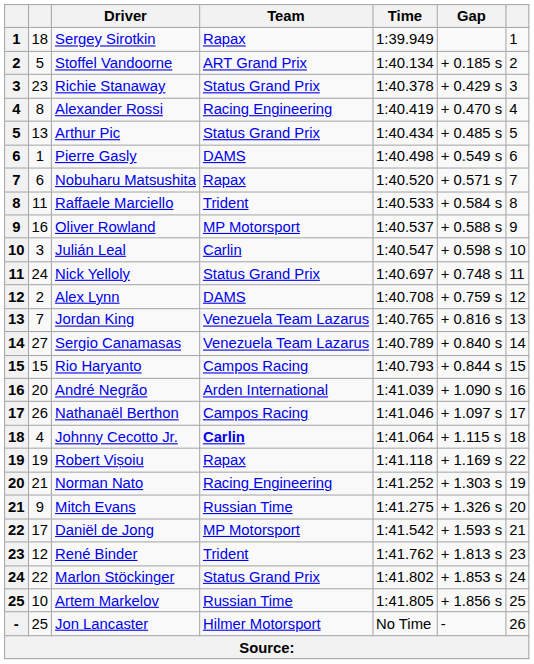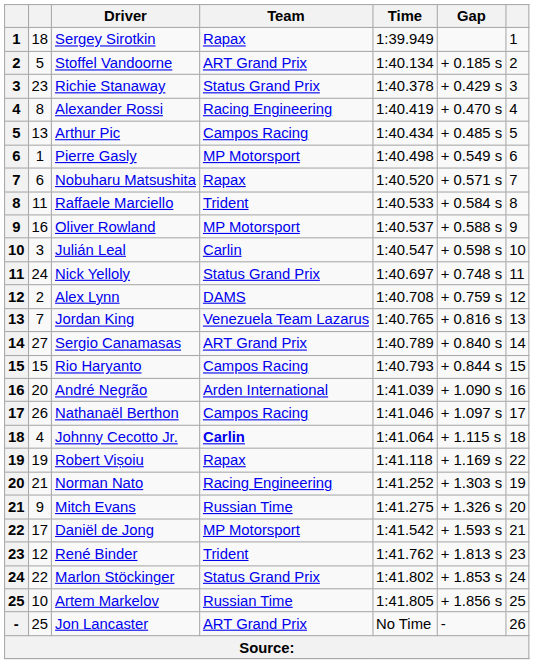(261, 133) Status Grand Prix -> (256, 133) Campos Racing
(224, 156) DAMS -> (251, 156) MP Motorsport
(286, 343) Venezuela Team Lazarus -> (255, 343) ART Grand Prix
(262, 623) Hilmer Motorsport -> (255, 623) ART Grand Prix
